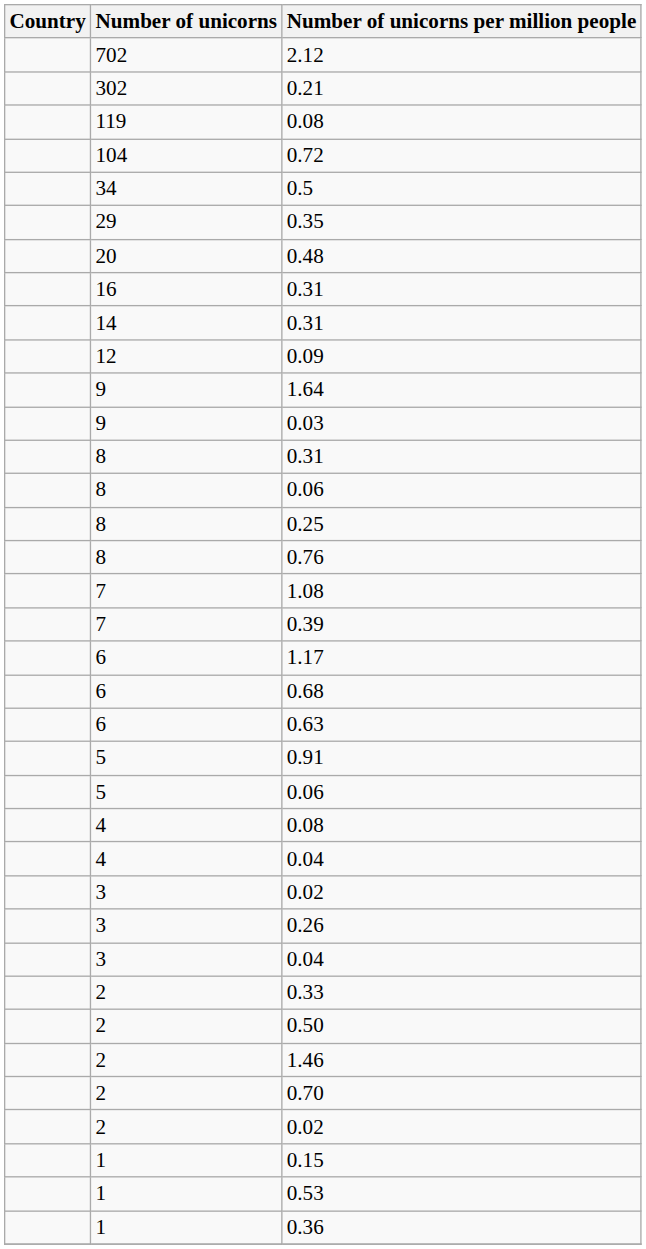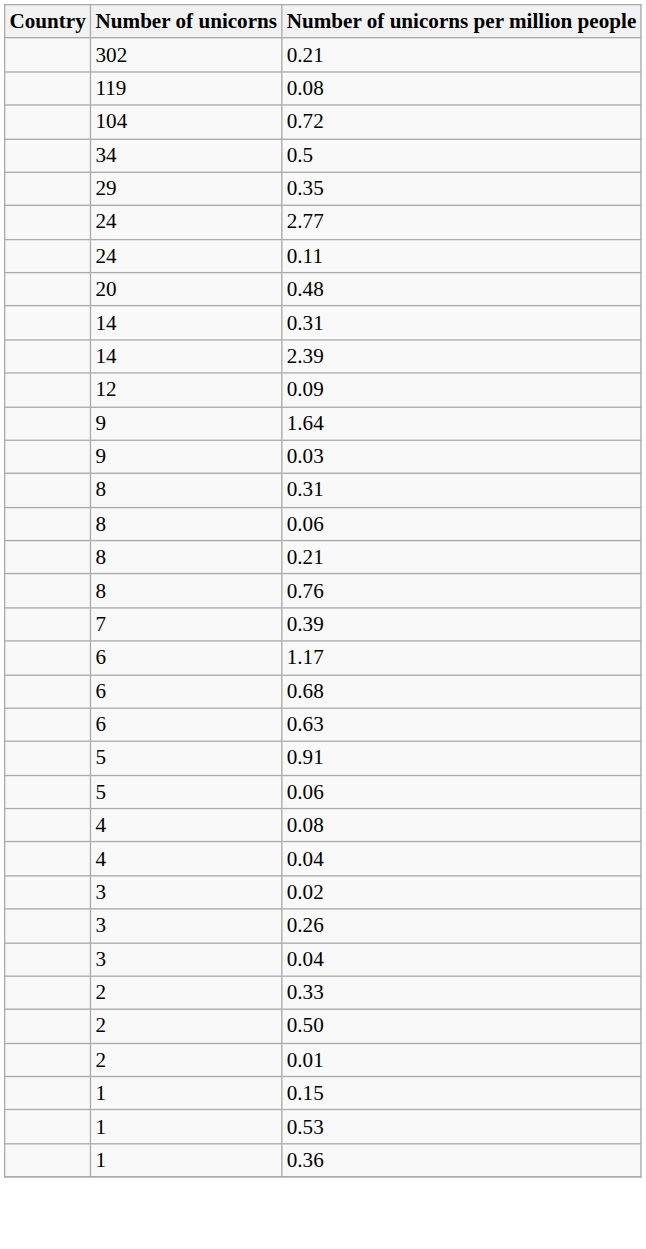- row: (111, 54)
+ row: (106, 222)
+ row: (106, 255)
- row: (106, 289)
+ row: (106, 356)
+ row: (101, 557)
- row: (101, 523)
- row: (101, 590)
- row: (101, 1059)
- row: (101, 1093)
- row: (101, 1126)
+ row: (101, 1059)
